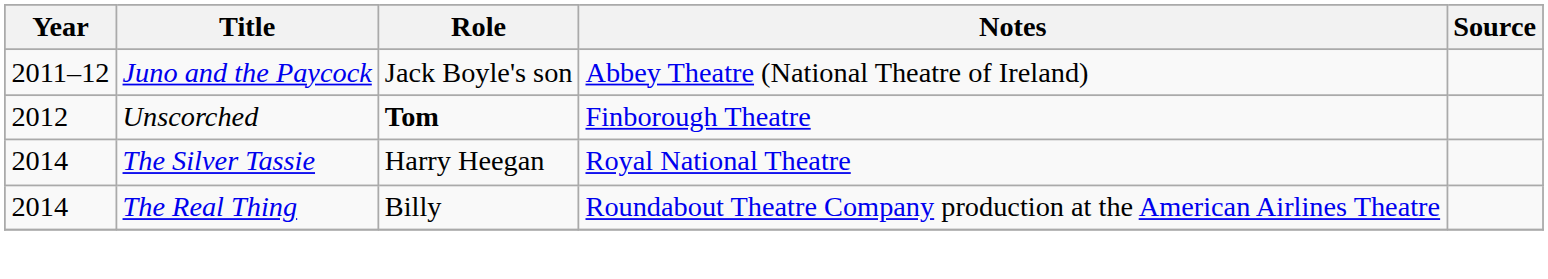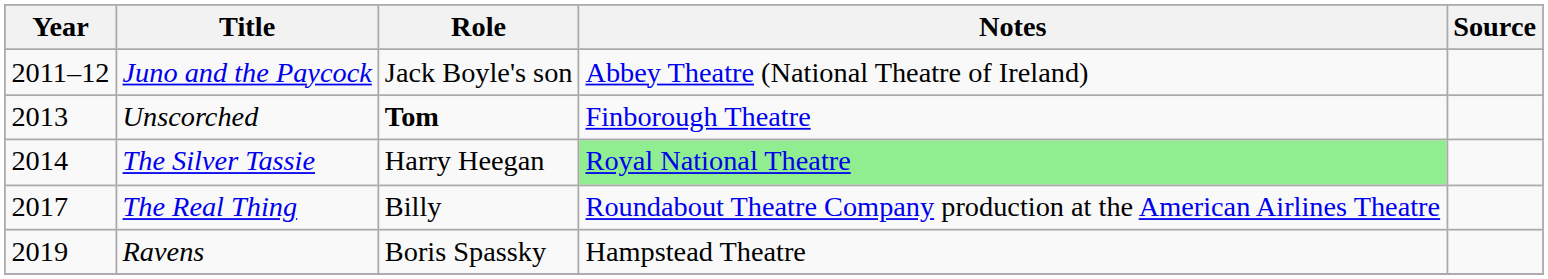(40, 116) 2012 -> (40, 116) 2013
(718, 161) no background -> (718, 161) lightgreen background
(40, 206) 2014 -> (40, 206) 2017
+ row: (163, 251)
